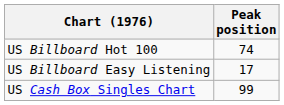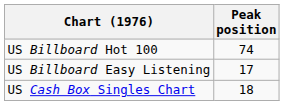(246, 90) 99 -> (246, 90) 18
